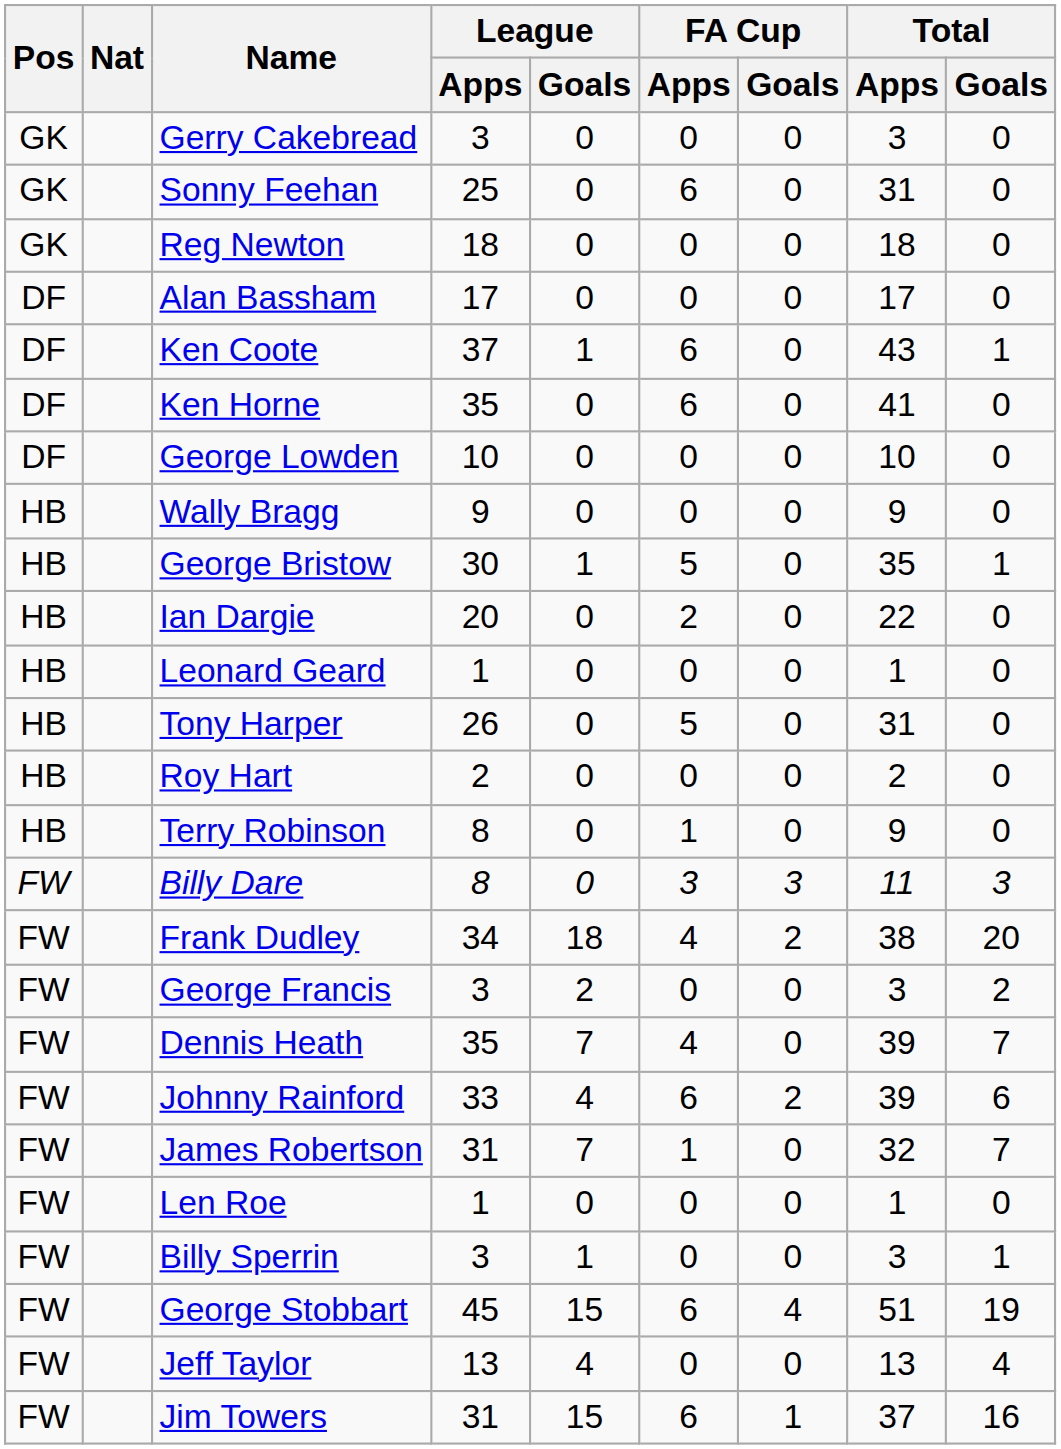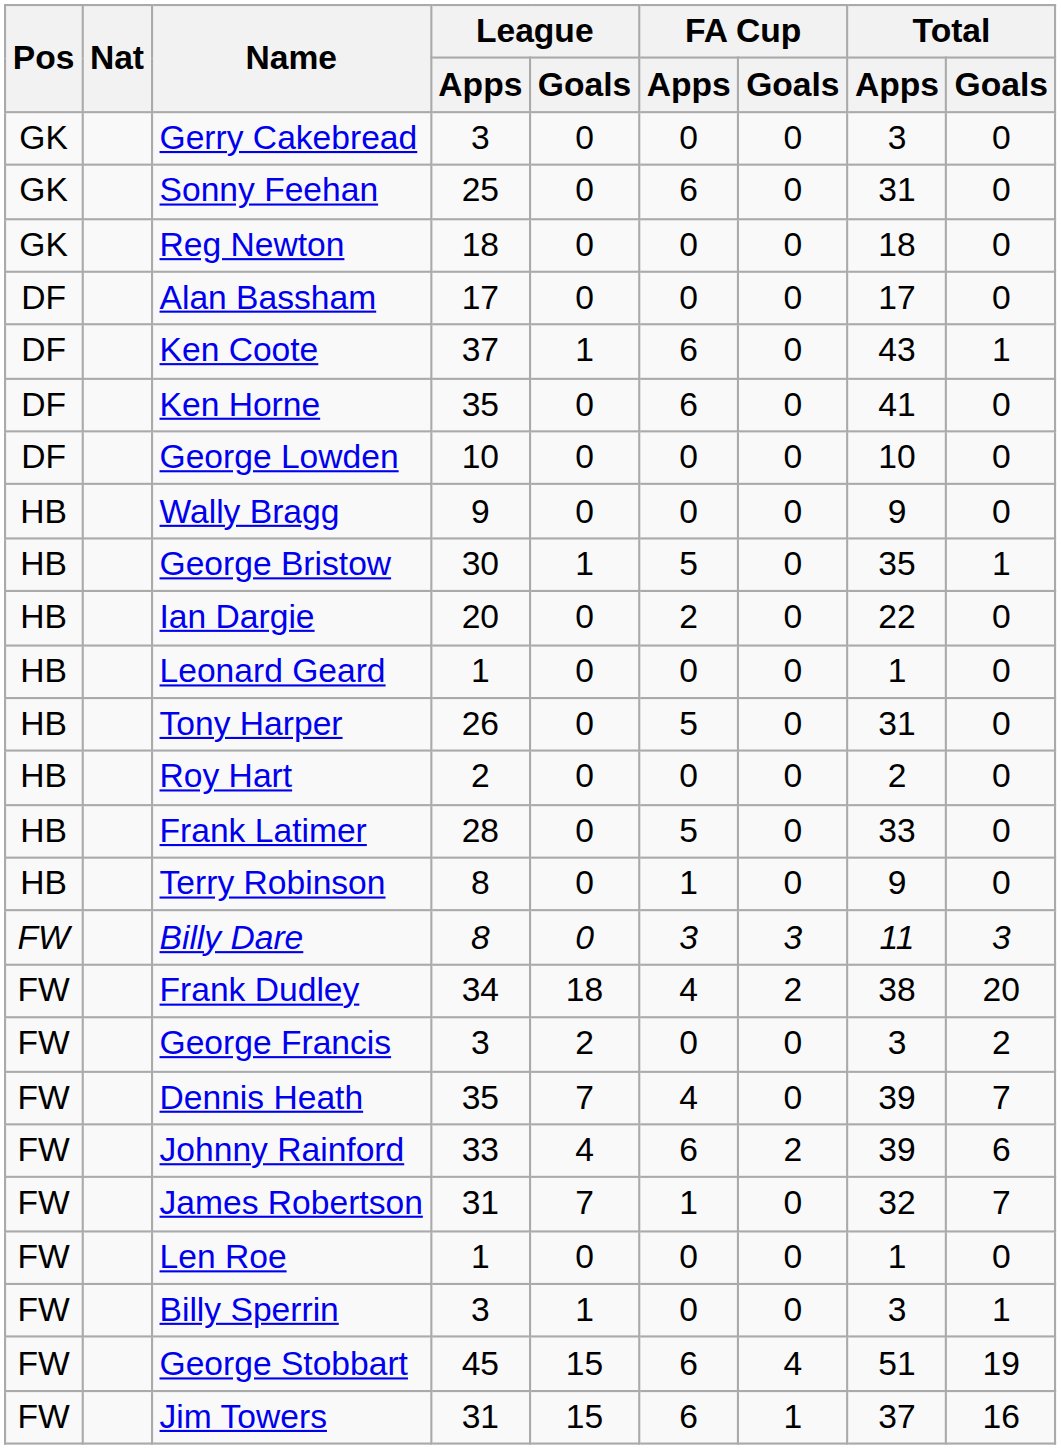+ row: (263, 830)
- row: (235, 1363)
